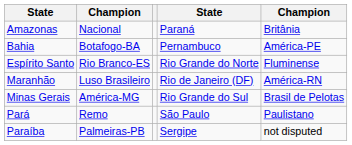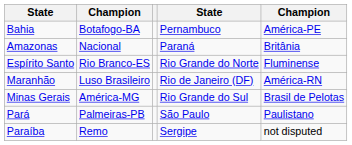rows swapped: (32, 30) <-> (21, 47)
(93, 115) Remo -> (112, 115) Palmeiras-PB
(112, 132) Palmeiras-PB -> (93, 132) Remo
